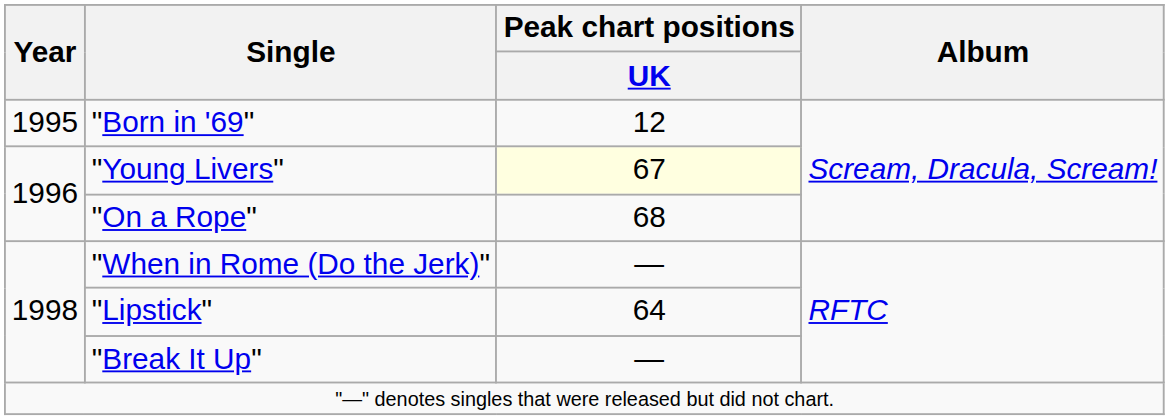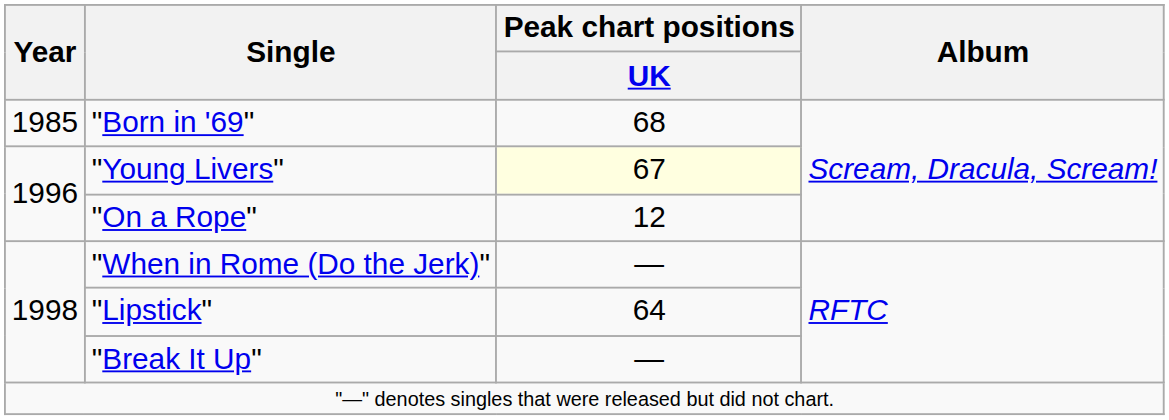(45, 122) 1995 -> (45, 122) 1985
(649, 122) 12 -> (649, 122) 68
(649, 216) 68 -> (649, 216) 12
